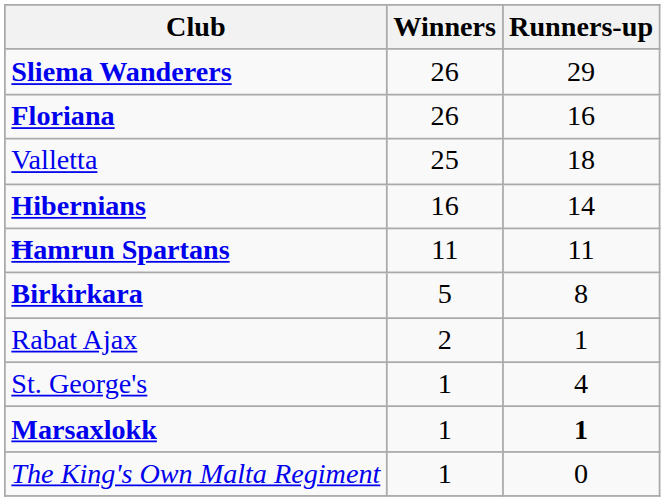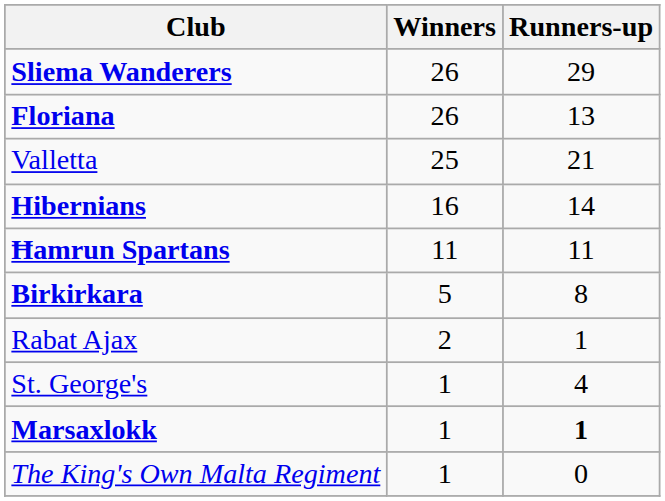(581, 116) 16 -> (581, 116) 13
(581, 160) 18 -> (581, 160) 21
